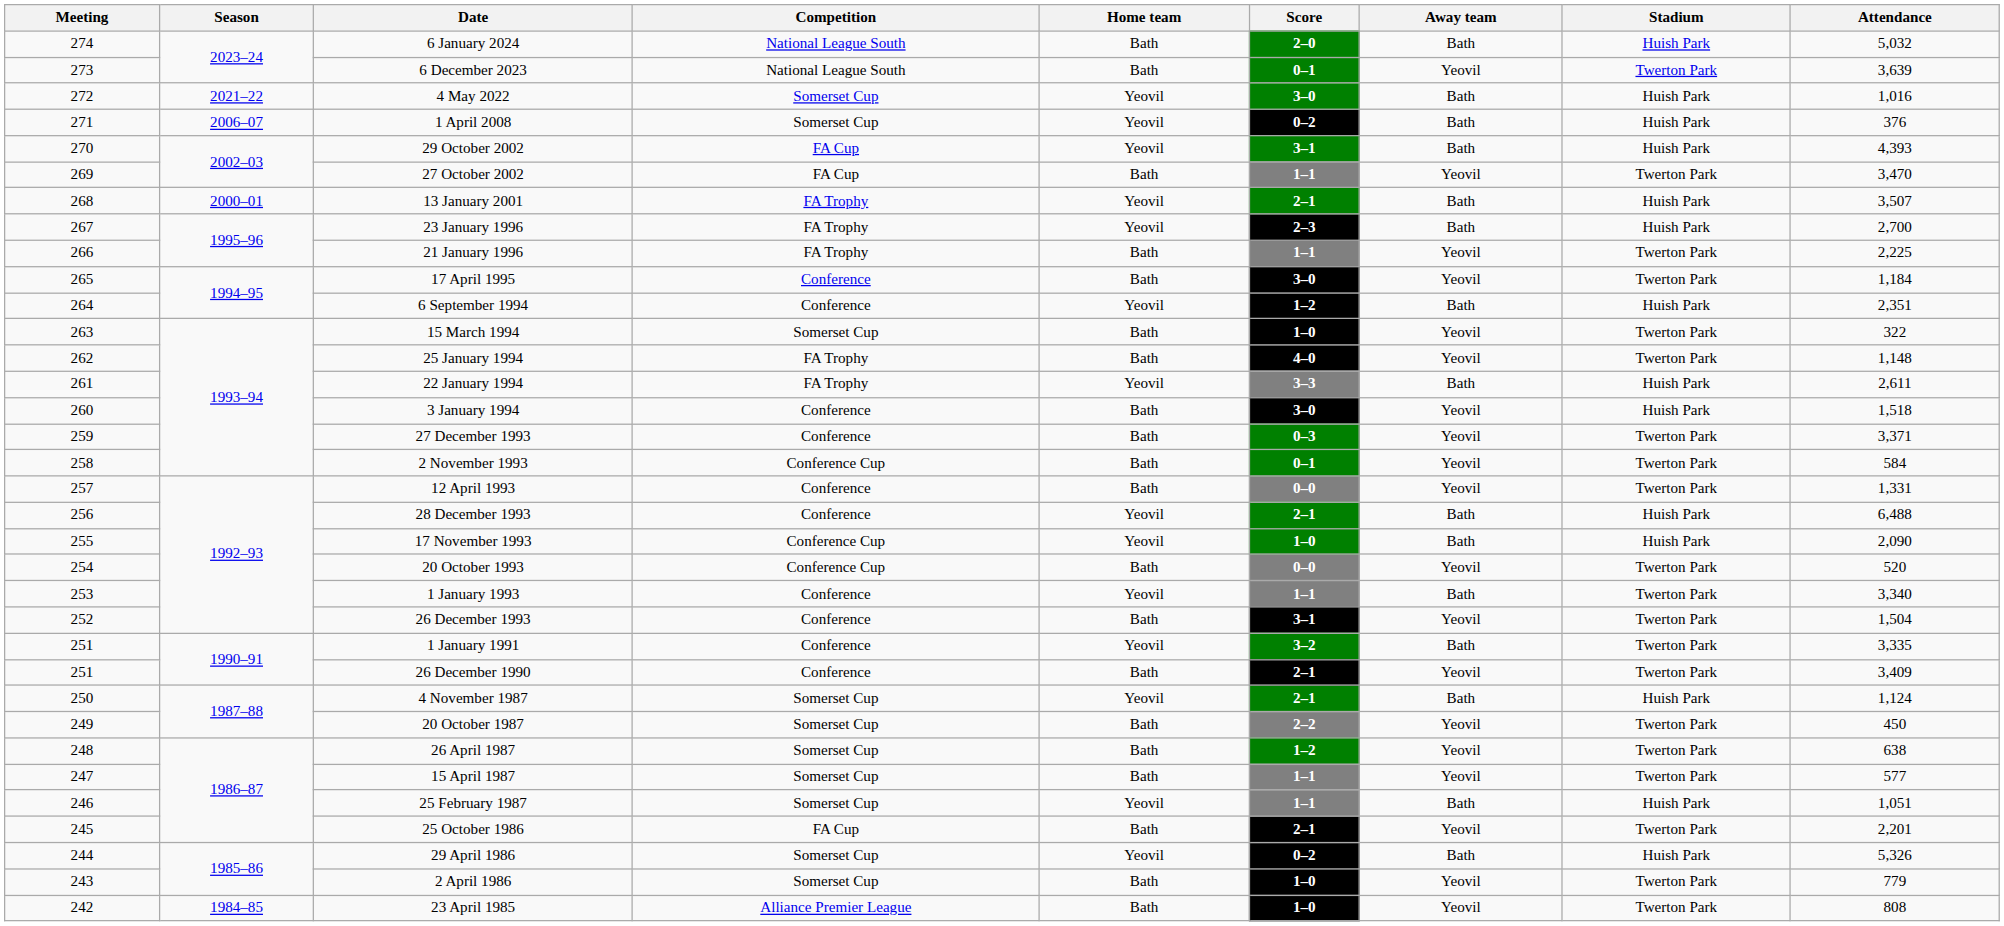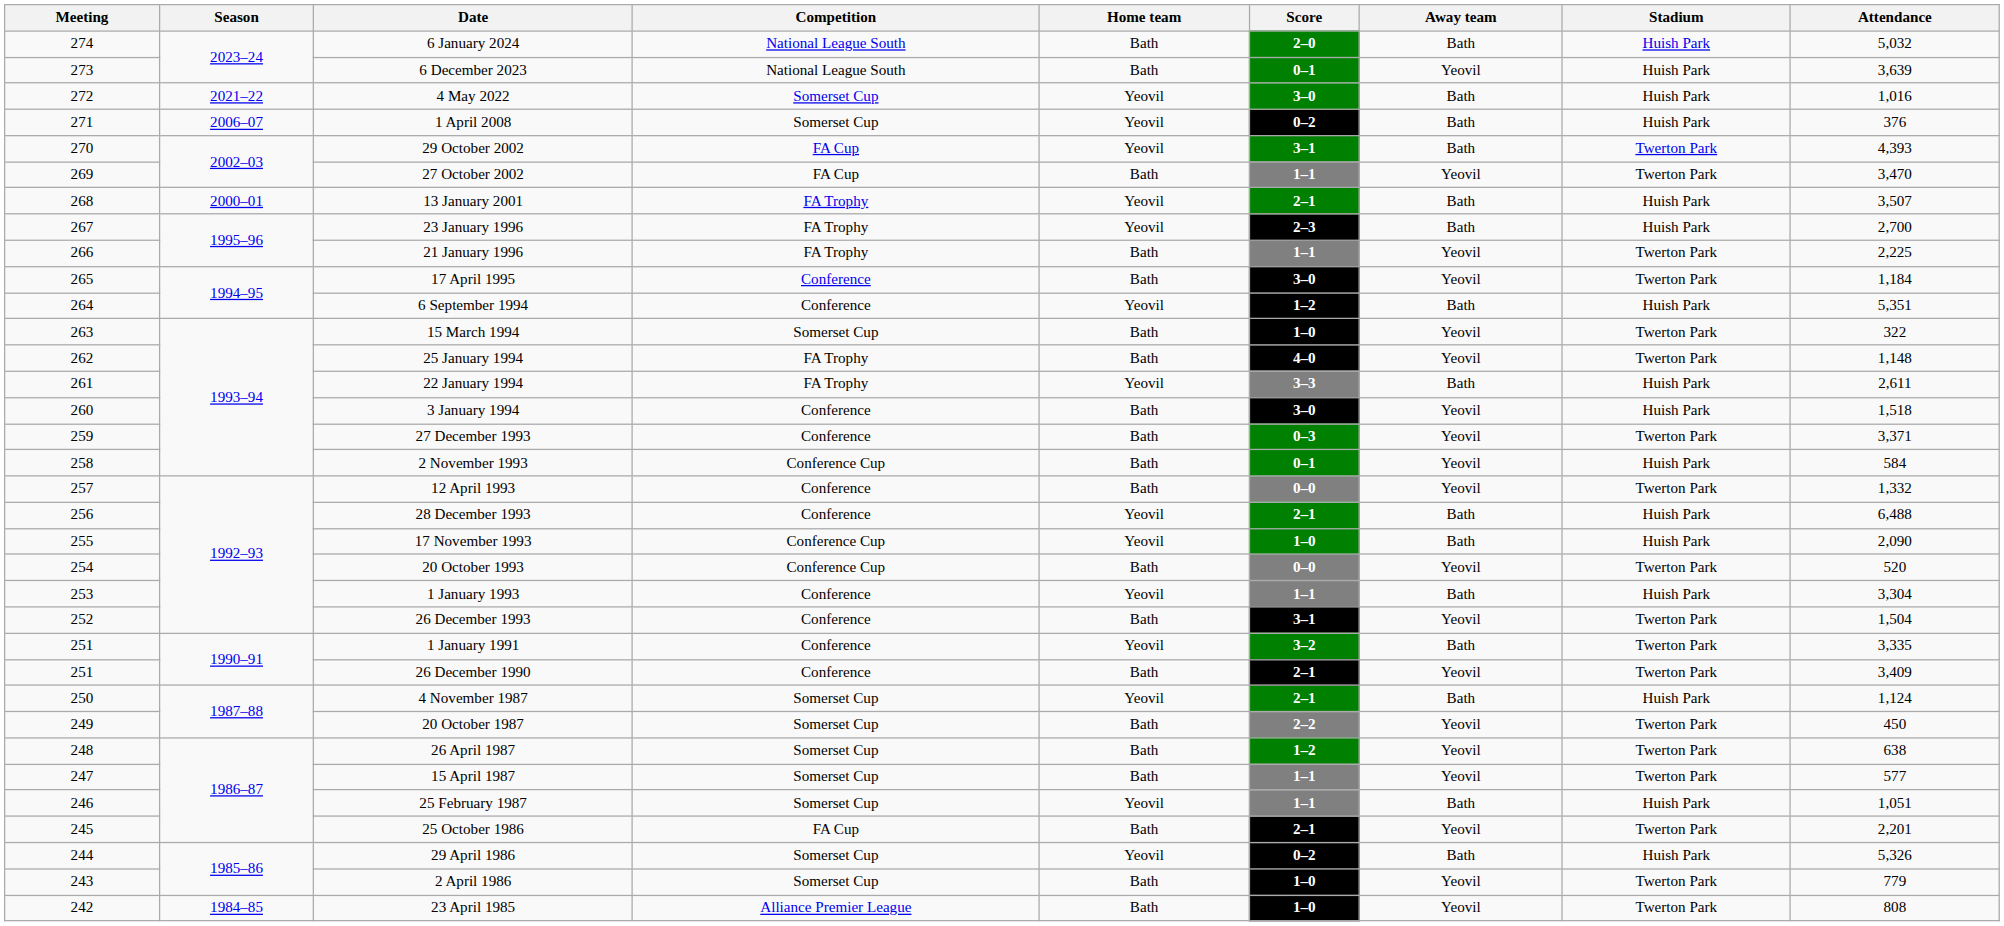(1676, 69) Twerton Park -> (1676, 69) Huish Park
(1676, 148) Huish Park -> (1676, 148) Twerton Park
(1895, 305) 2,351 -> (1895, 305) 5,351
(1676, 462) Twerton Park -> (1676, 462) Huish Park
(1895, 488) 1,331 -> (1895, 488) 1,332
(1676, 593) Twerton Park -> (1676, 593) Huish Park
(1895, 593) 3,340 -> (1895, 593) 3,304
